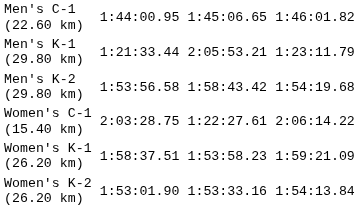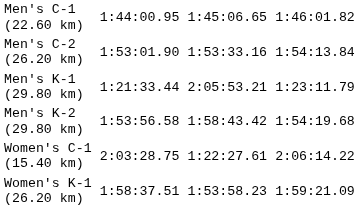+ row: (44, 52)
- row: (48, 191)
